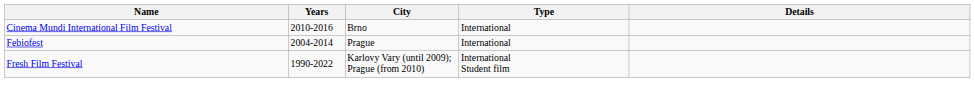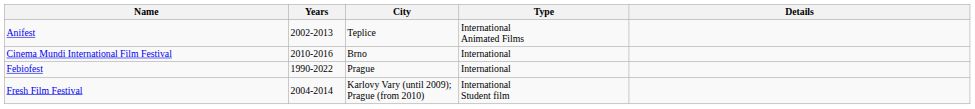+ row: (21, 33)
(312, 43) 2004-2014 -> (312, 69) 1990-2022
(312, 64) 1990-2022 -> (312, 90) 2004-2014
